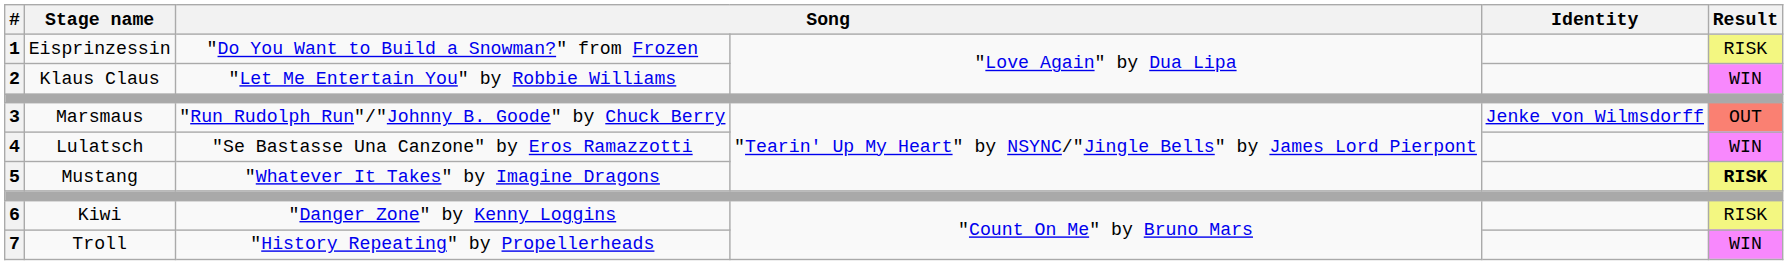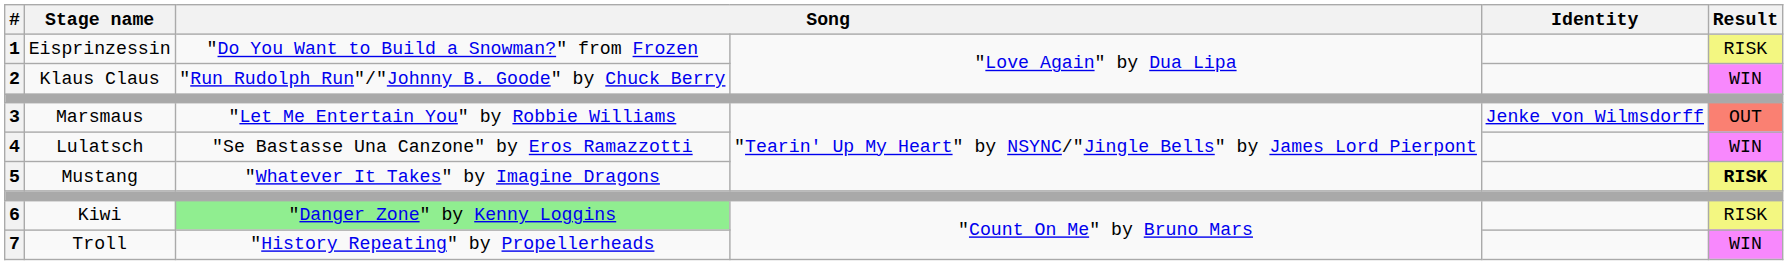(452, 79) "Let Me Entertain You" by Robbie Williams -> (452, 79) "Run Rudolph Run"/"Johnny B. Goode" by Chuck Berry
(452, 117) "Run Rudolph Run"/"Johnny B. Goode" by Chuck Berry -> (452, 117) "Let Me Entertain You" by Robbie Williams
(452, 215) no background -> (452, 215) lightgreen background
